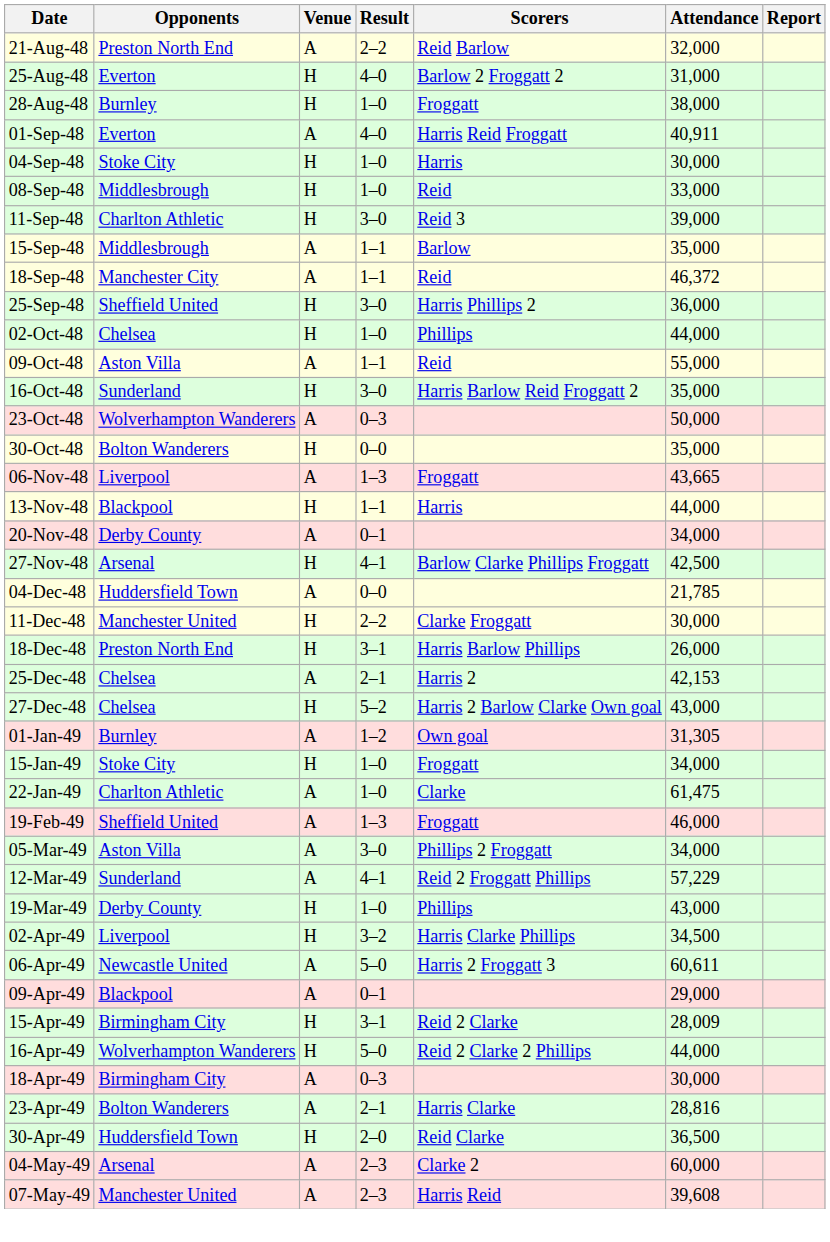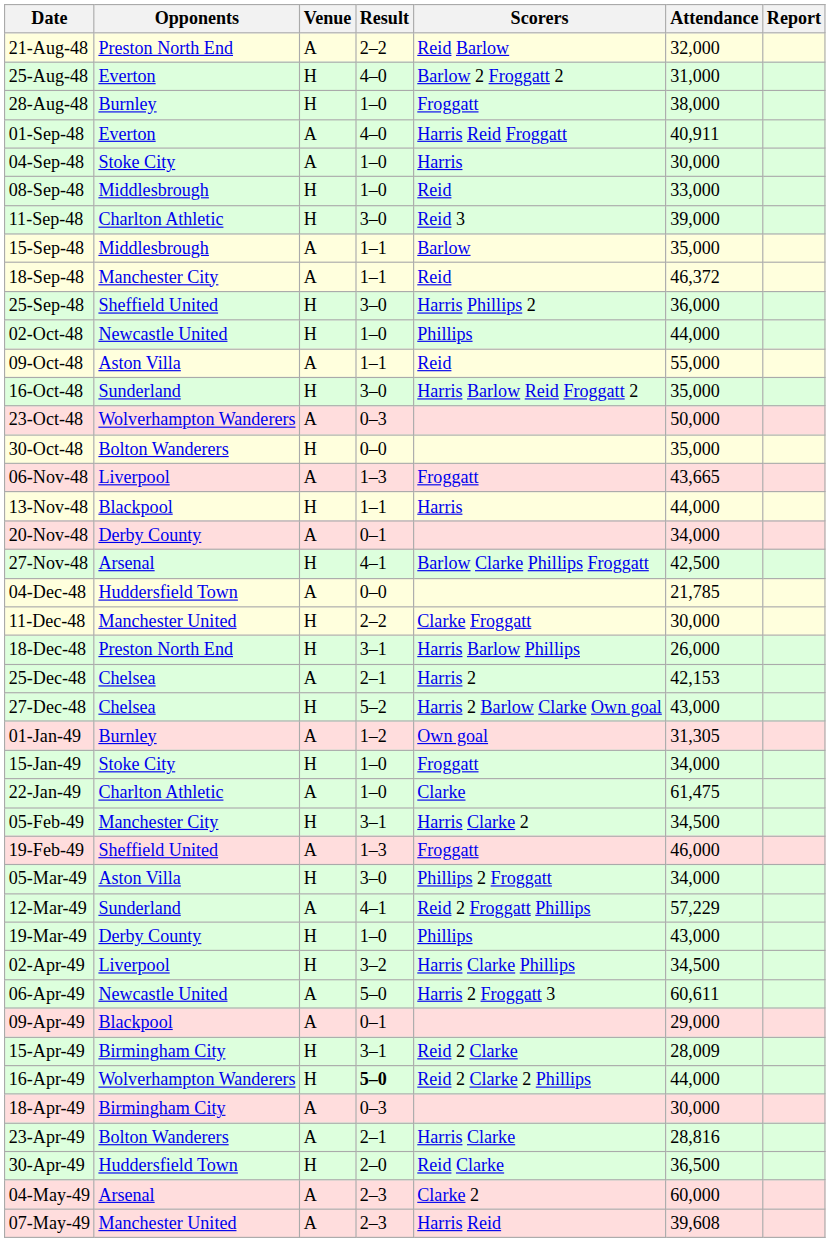(310, 162) H -> (310, 162) A
(127, 334) Chelsea -> (163, 334) Newcastle United
+ row: (46, 821)
(310, 850) A -> (310, 879) H
(373, 1051) normal -> (373, 1079) bold
